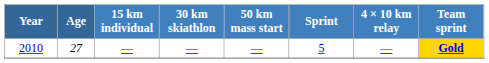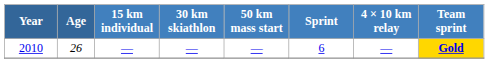(76, 48) 27 -> (76, 48) 26
(321, 48) 5 -> (321, 48) 6
